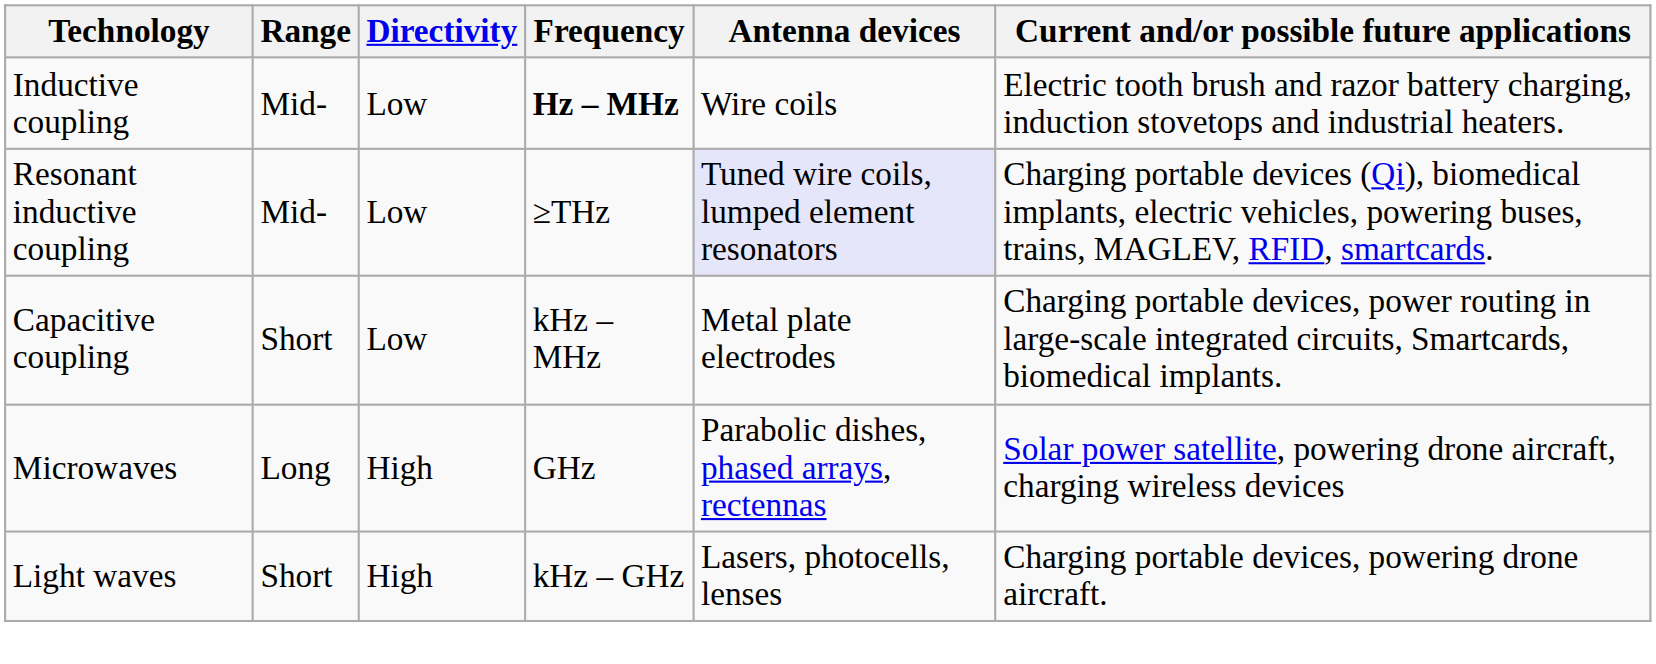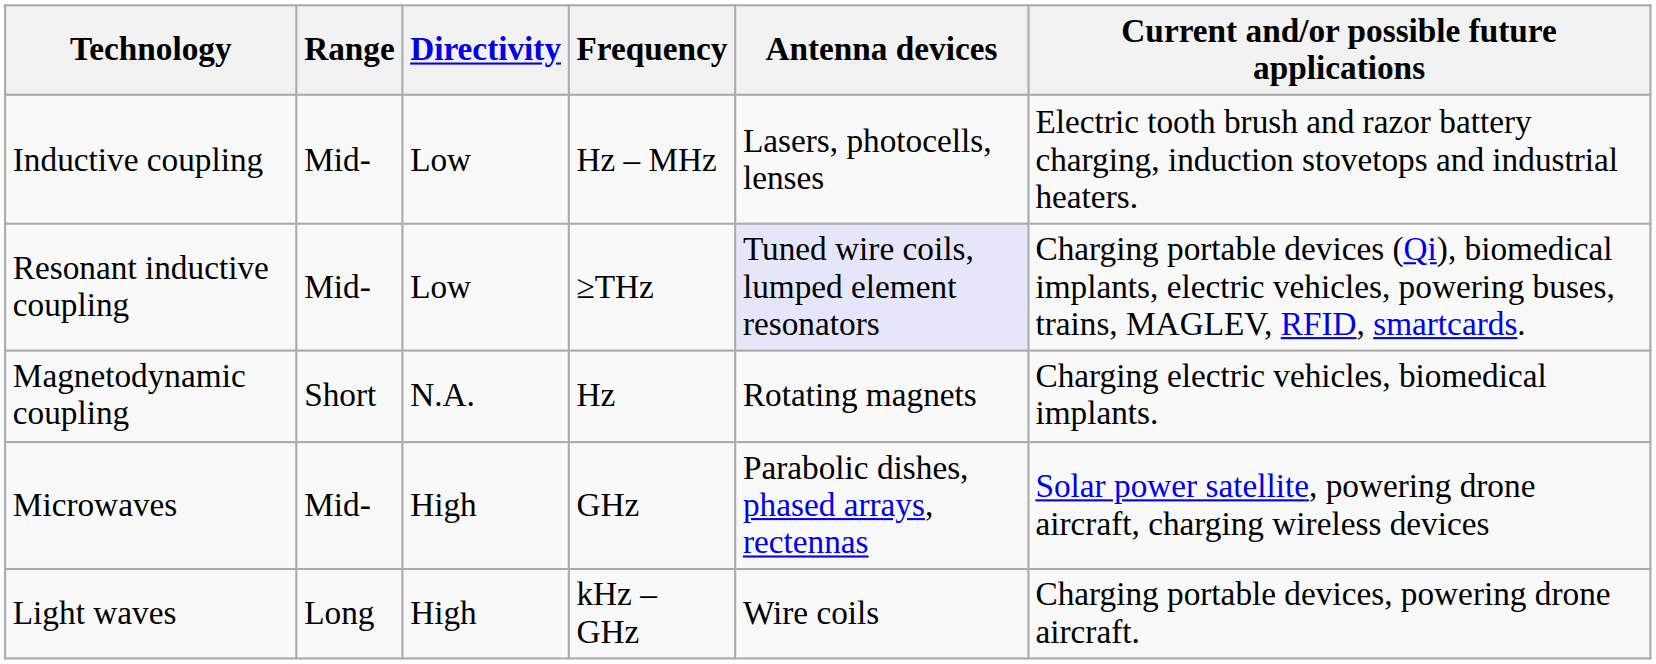(606, 102) bold -> (647, 158) normal
(769, 102) Wire coils -> (867, 158) Lasers, photocells, lenses
- row: (84, 339)
+ row: (129, 395)
(296, 466) Long -> (337, 504) Mid-
(296, 575) Short -> (339, 613) Long
(825, 575) Lasers, photocells, lenses -> (811, 613) Wire coils
